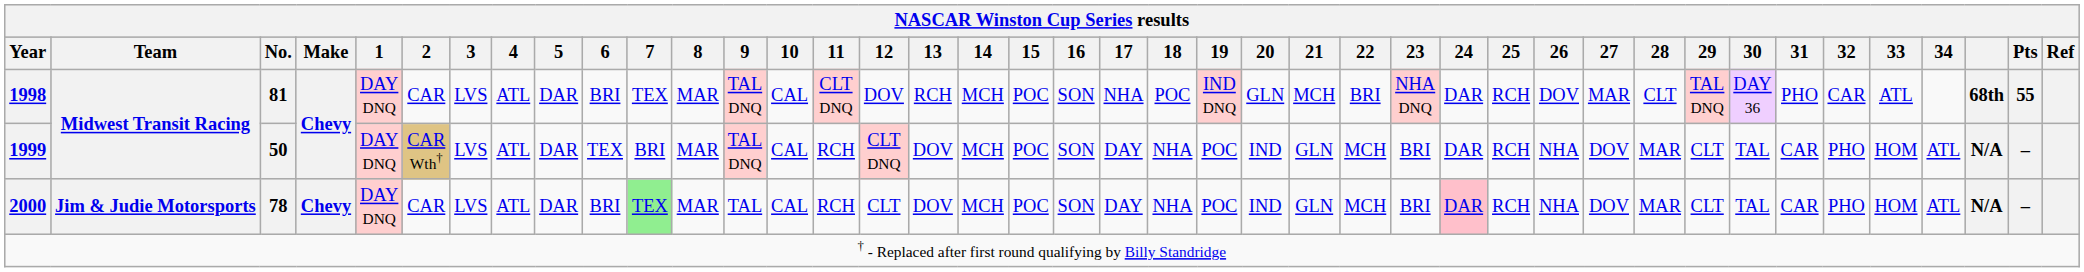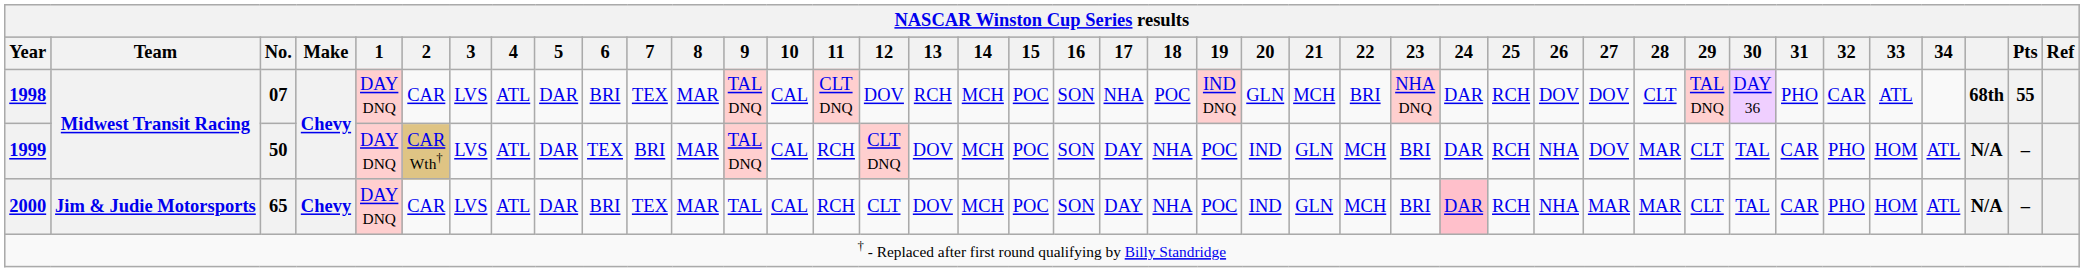(278, 96) 81 -> (278, 96) 07
(1609, 96) MAR -> (1609, 96) DOV
(278, 206) 78 -> (278, 206) 65
(650, 206) lightgreen background -> (650, 206) no background
(1609, 206) DOV -> (1609, 206) MAR
